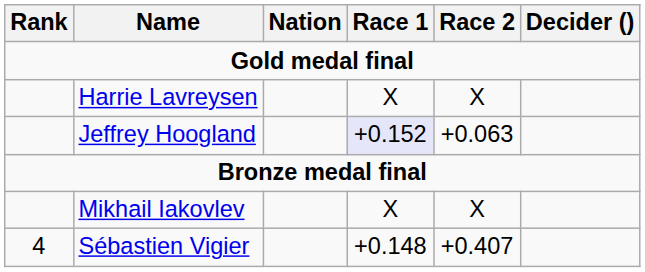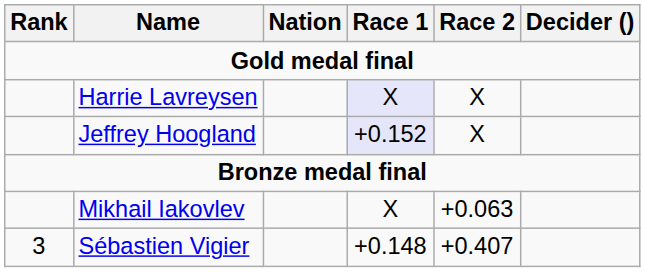(390, 97) no background -> (390, 97) lavender background
(477, 135) +0.063 -> (477, 135) X
(477, 209) X -> (477, 209) +0.063
(39, 246) 4 -> (39, 246) 3
